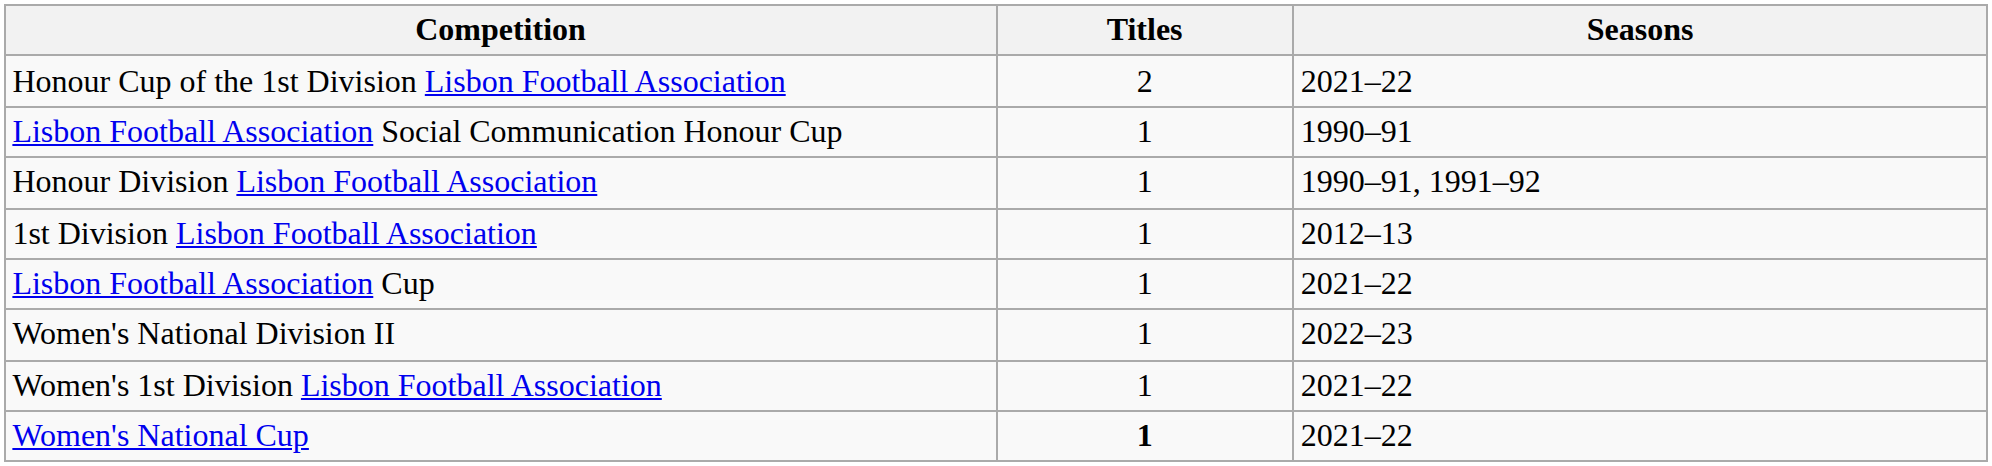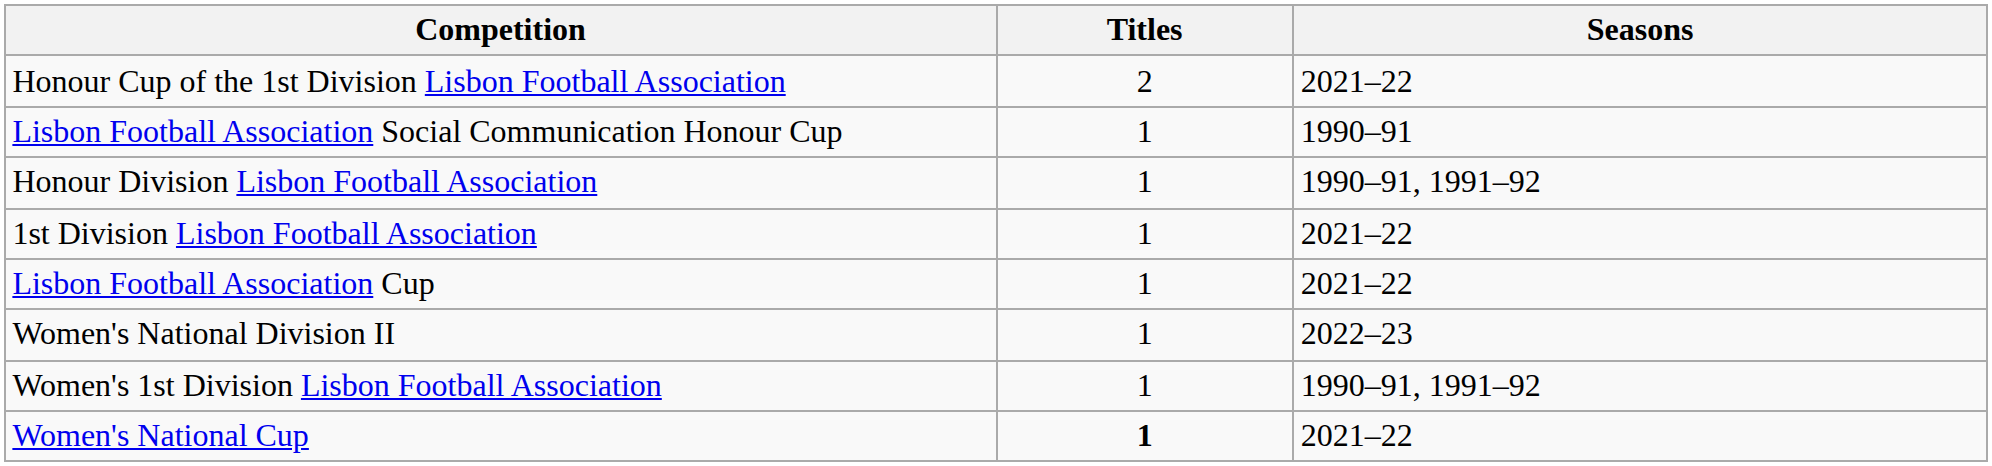(1357, 232) 2012–13 -> (1357, 232) 2021–22
(1357, 385) 2021–22 -> (1421, 385) 1990–91, 1991–92
